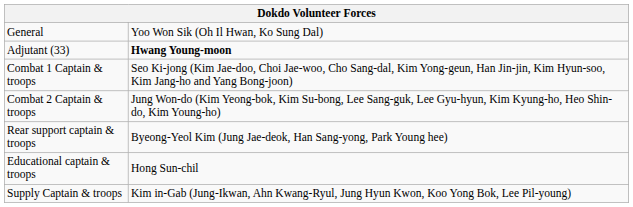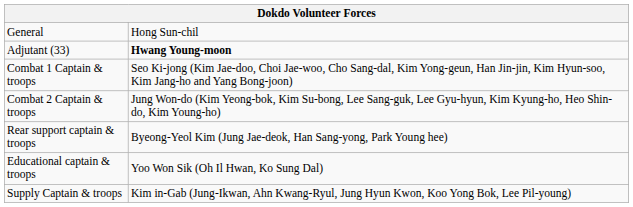(227, 31) Yoo Won Sik (Oh Il Hwan, Ko Sung Dal) -> (165, 31) Hong Sun-chil
(165, 168) Hong Sun-chil -> (227, 168) Yoo Won Sik (Oh Il Hwan, Ko Sung Dal)
